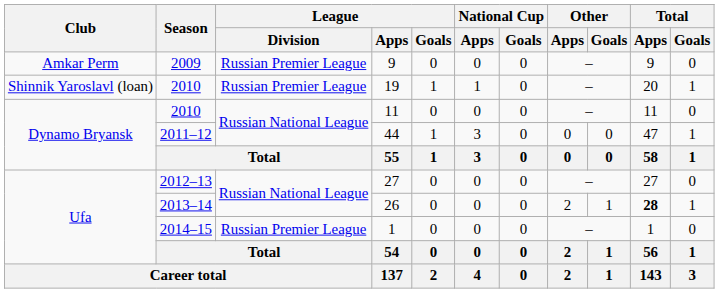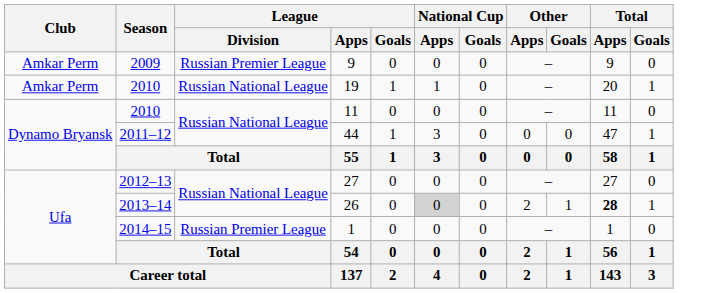(80, 87) Shinnik Yaroslavl (loan) -> (60, 87) Amkar Perm
(294, 87) Russian Premier League -> (253, 87) Russian National League
(477, 205) no background -> (437, 205) lightgrey background
